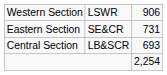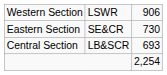(151, 29) 731 -> (151, 29) 730
